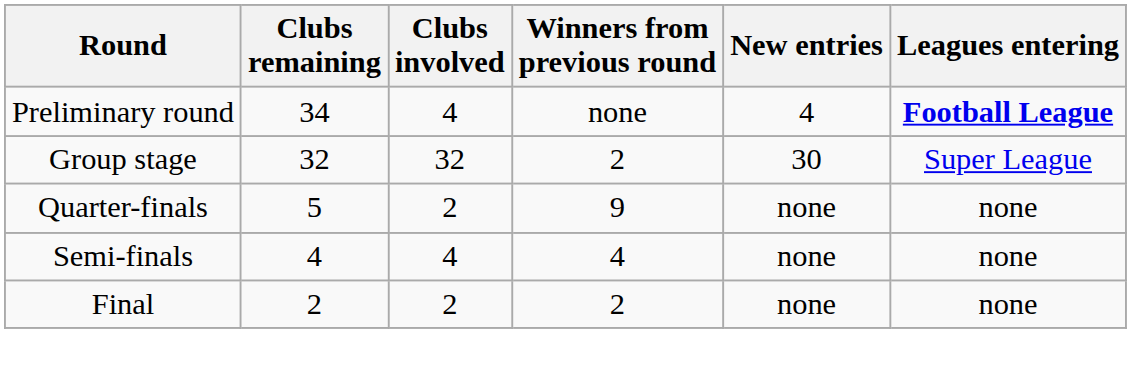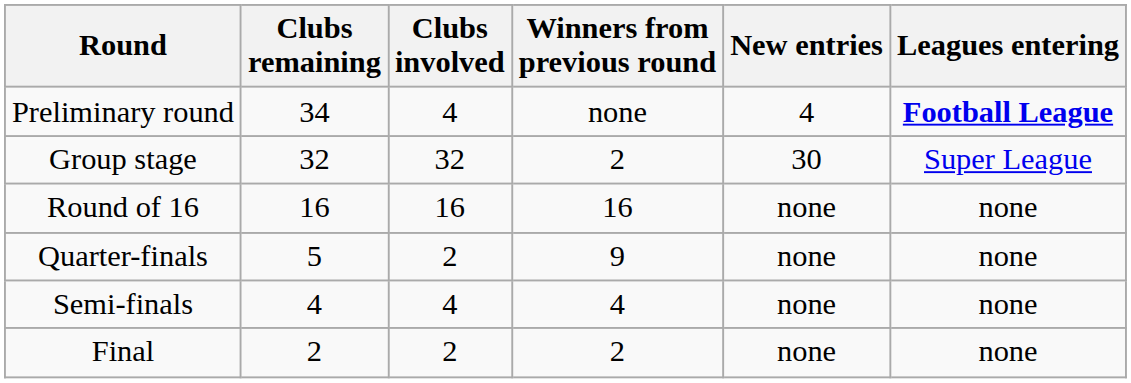+ row: (123, 207)
